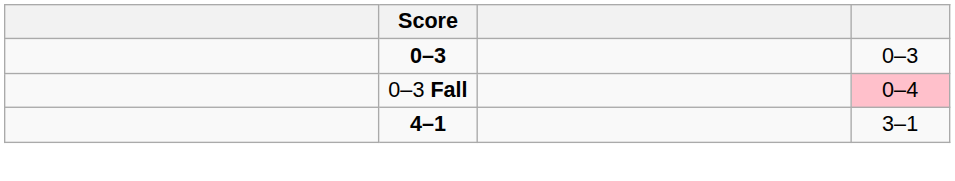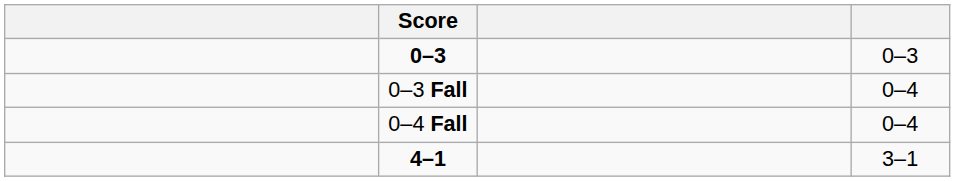(900, 90) pink background -> (900, 90) no background
+ row: (428, 124)
